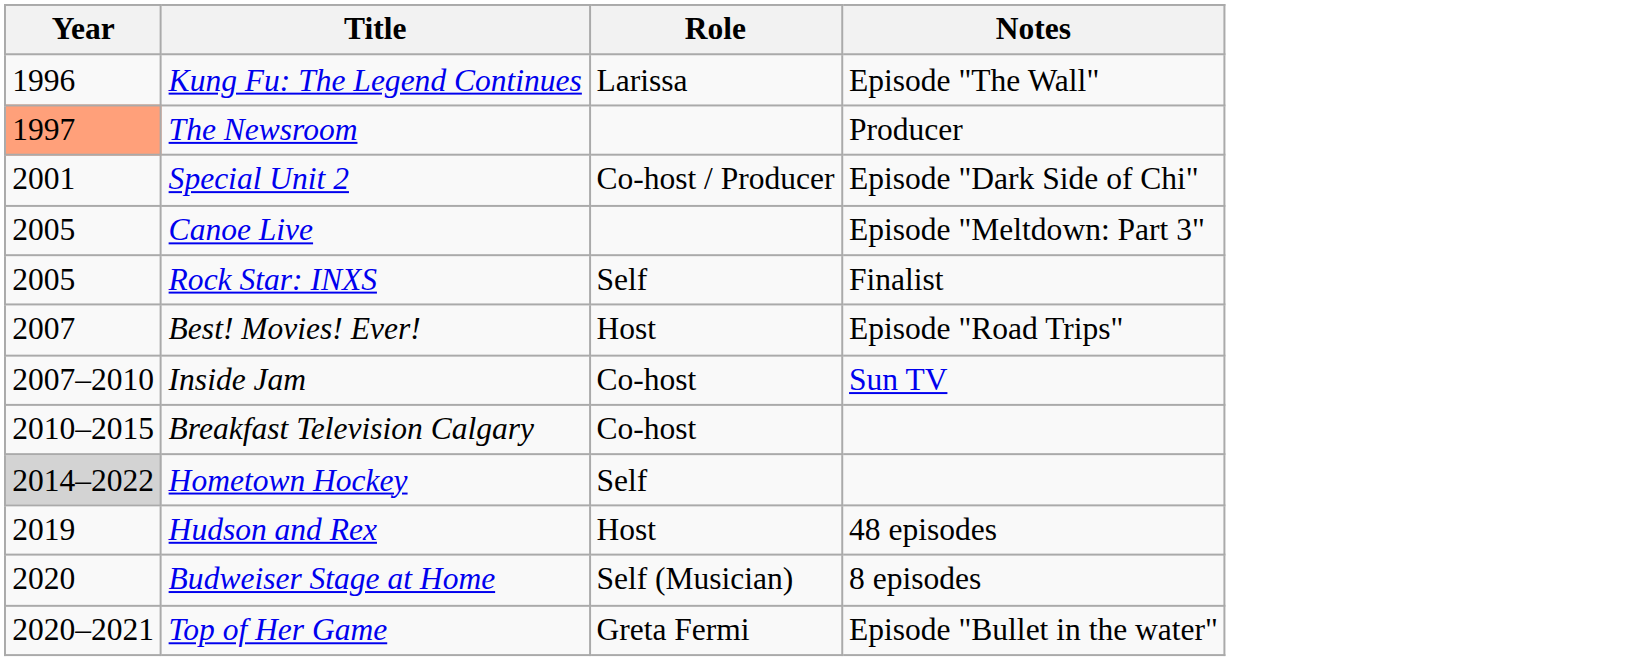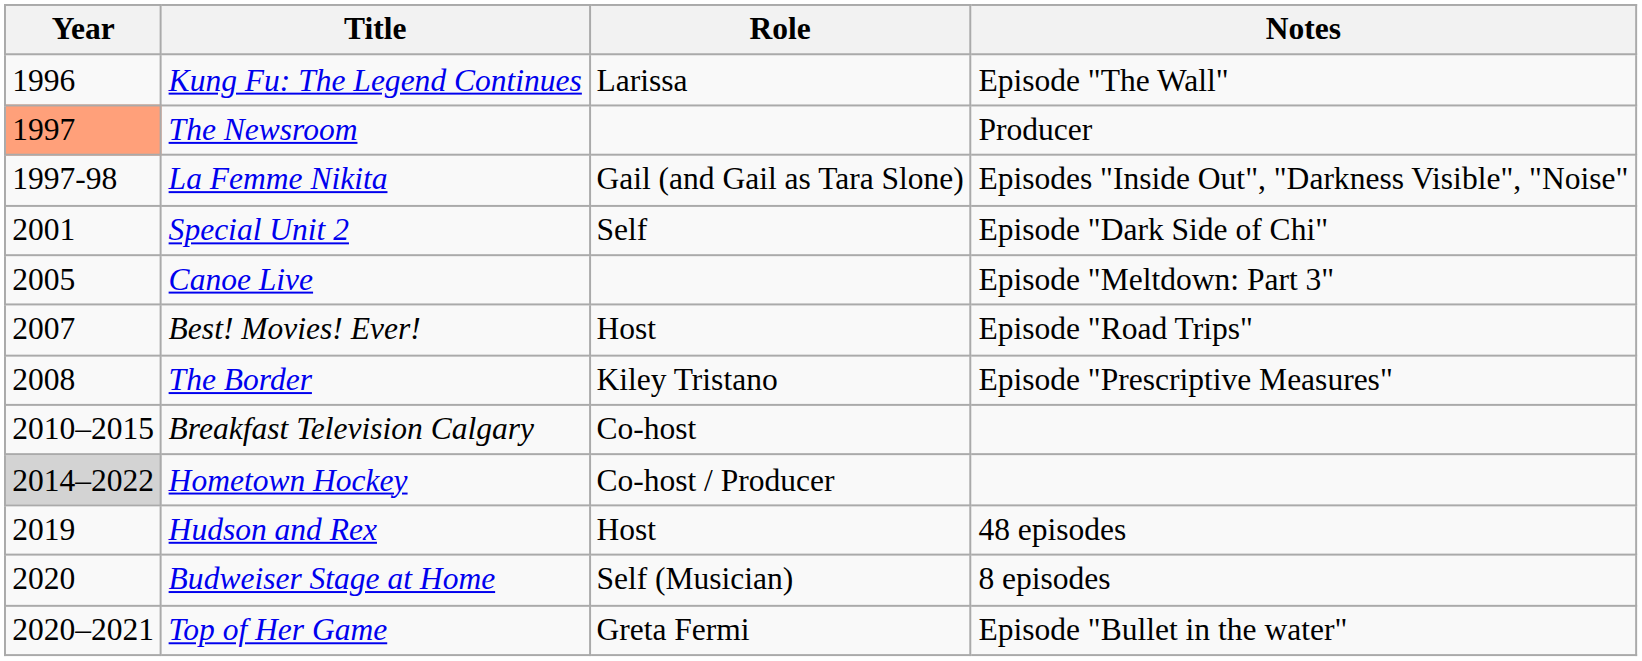+ row: (278, 179)
(715, 179) Co-host / Producer -> (622, 229) Self
- row: (273, 279)
- row: (237, 379)
+ row: (240, 379)
(622, 479) Self -> (715, 479) Co-host / Producer
